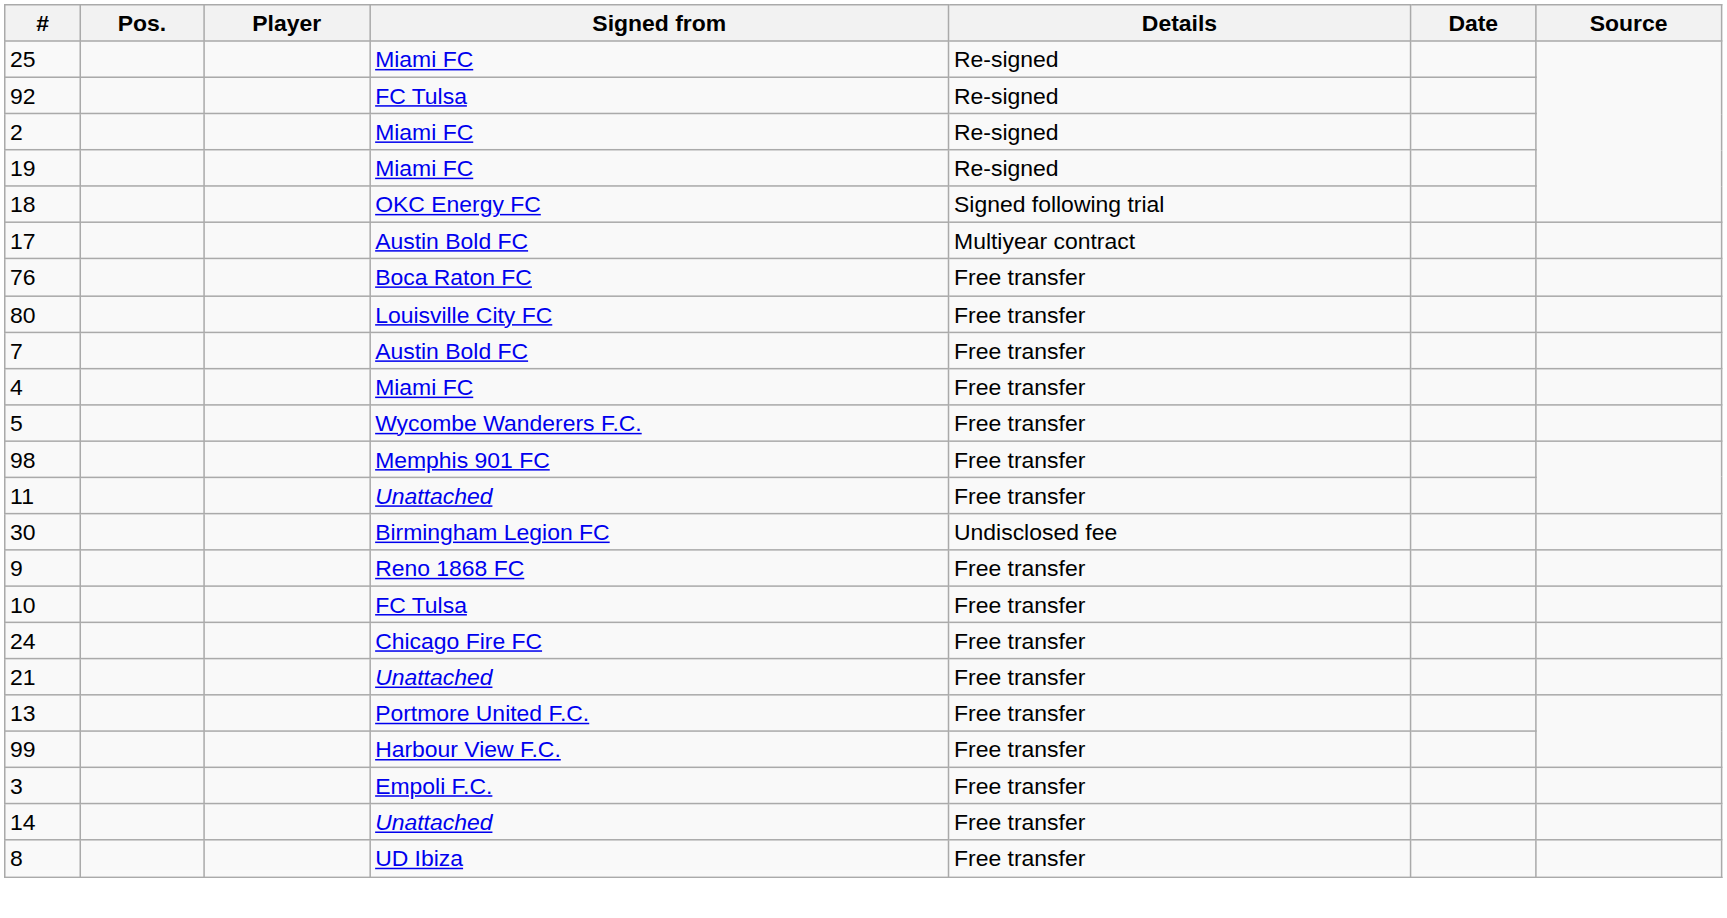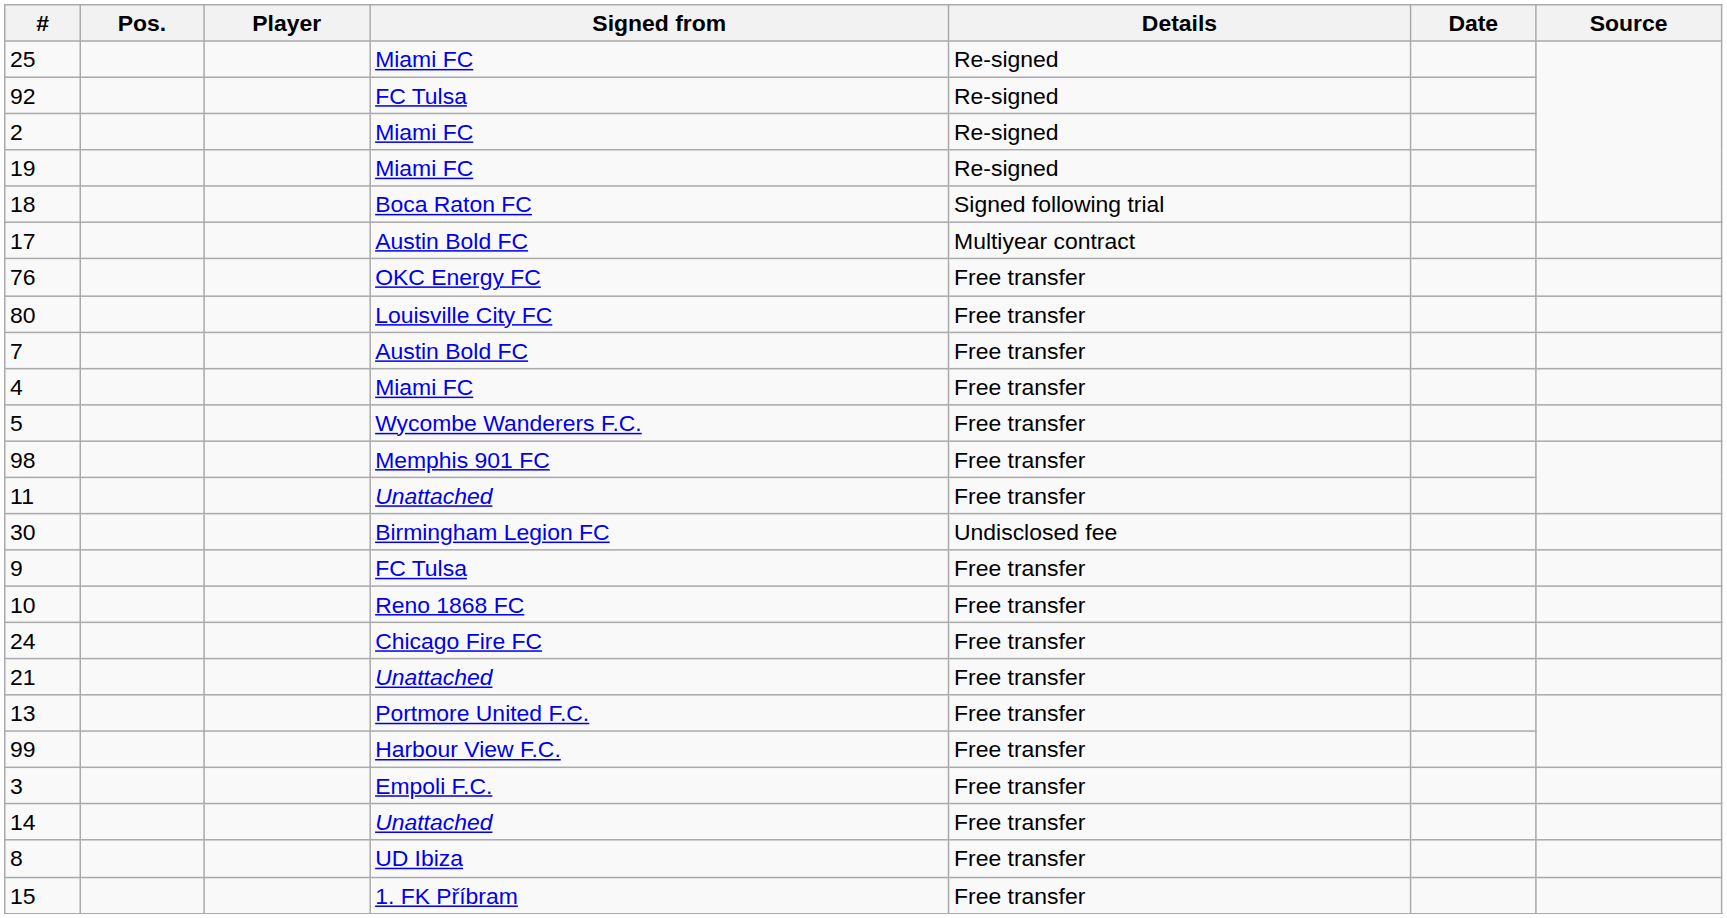(458, 205) OKC Energy FC -> (454, 205) Boca Raton FC
(454, 277) Boca Raton FC -> (458, 277) OKC Energy FC
(450, 568) Reno 1868 FC -> (421, 568) FC Tulsa
(421, 604) FC Tulsa -> (450, 604) Reno 1868 FC
+ row: (23, 895)
